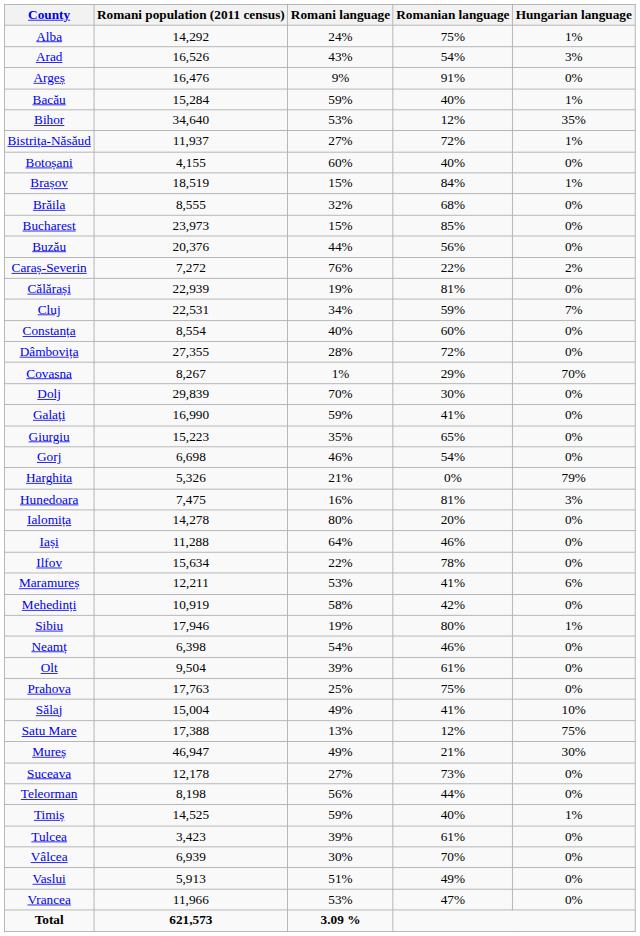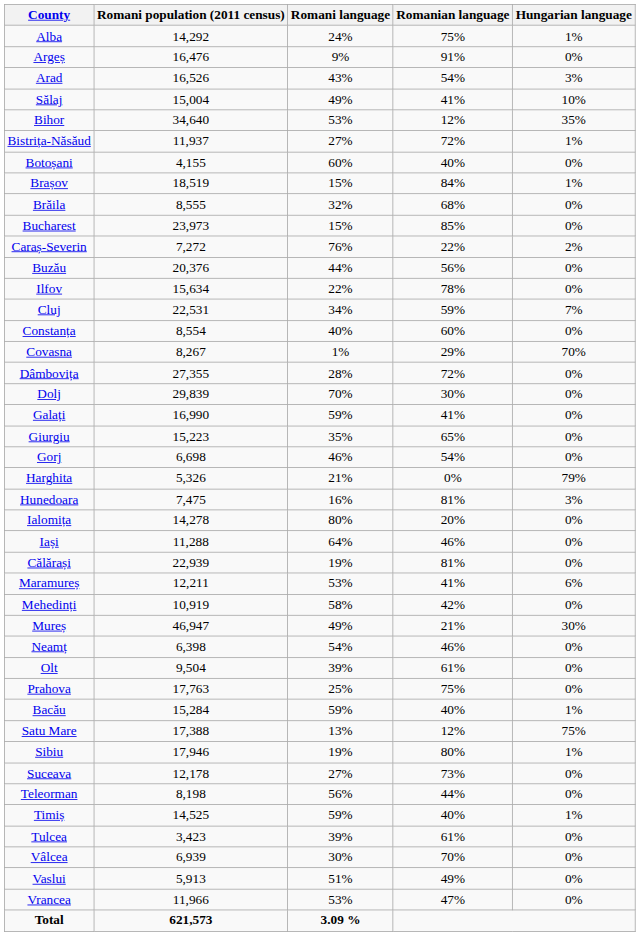rows swapped: (49, 57) <-> (49, 78)
rows swapped: (49, 99) <-> (49, 710)
rows swapped: (49, 246) <-> (49, 267)
rows swapped: (49, 288) <-> (49, 562)
rows swapped: (49, 373) <-> (49, 352)
rows swapped: (49, 752) <-> (49, 625)
